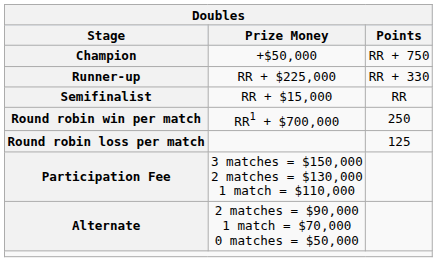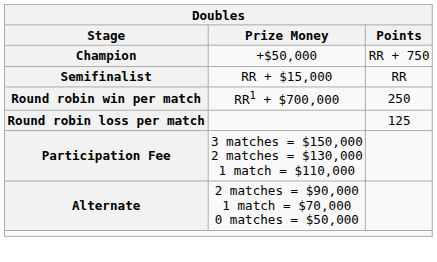- row: (106, 76)
